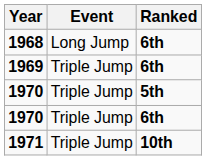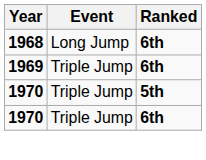- row: (26, 142)
